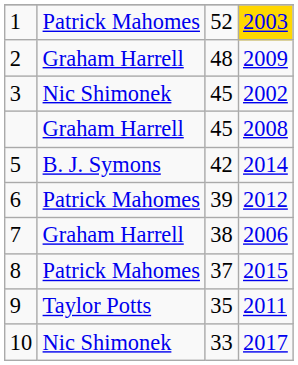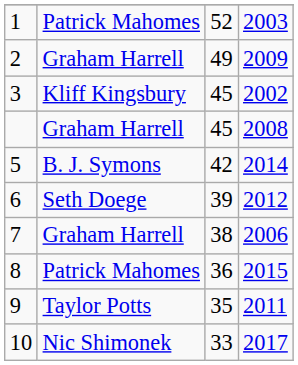(265, 22) gold background -> (265, 22) no background
(222, 57) 48 -> (222, 57) 49
(107, 93) Nic Shimonek -> (114, 93) Kliff Kingsbury
(121, 199) Patrick Mahomes -> (95, 199) Seth Doege
(222, 270) 37 -> (222, 270) 36
